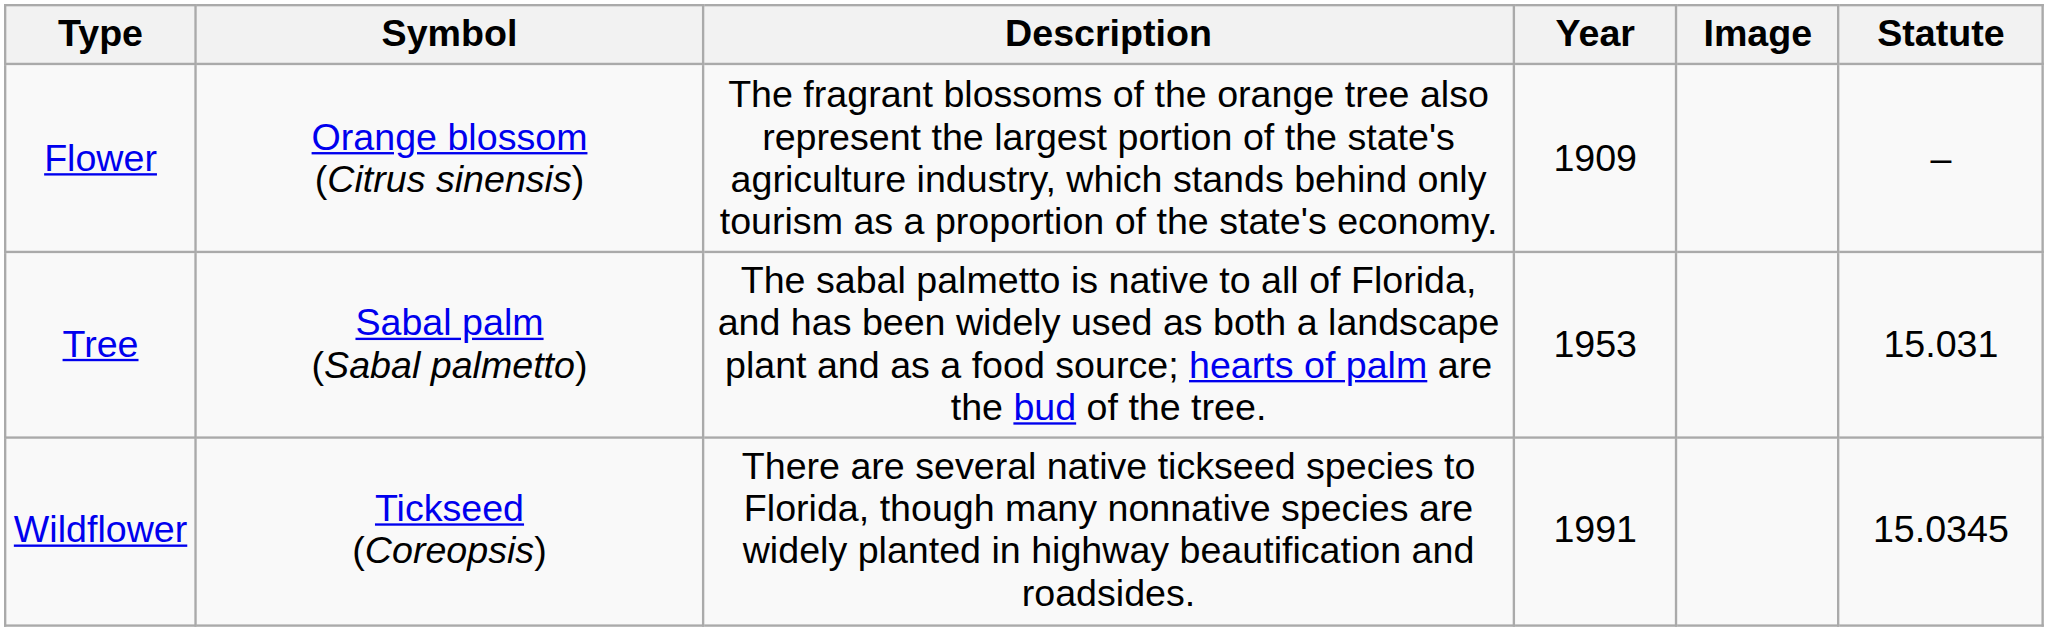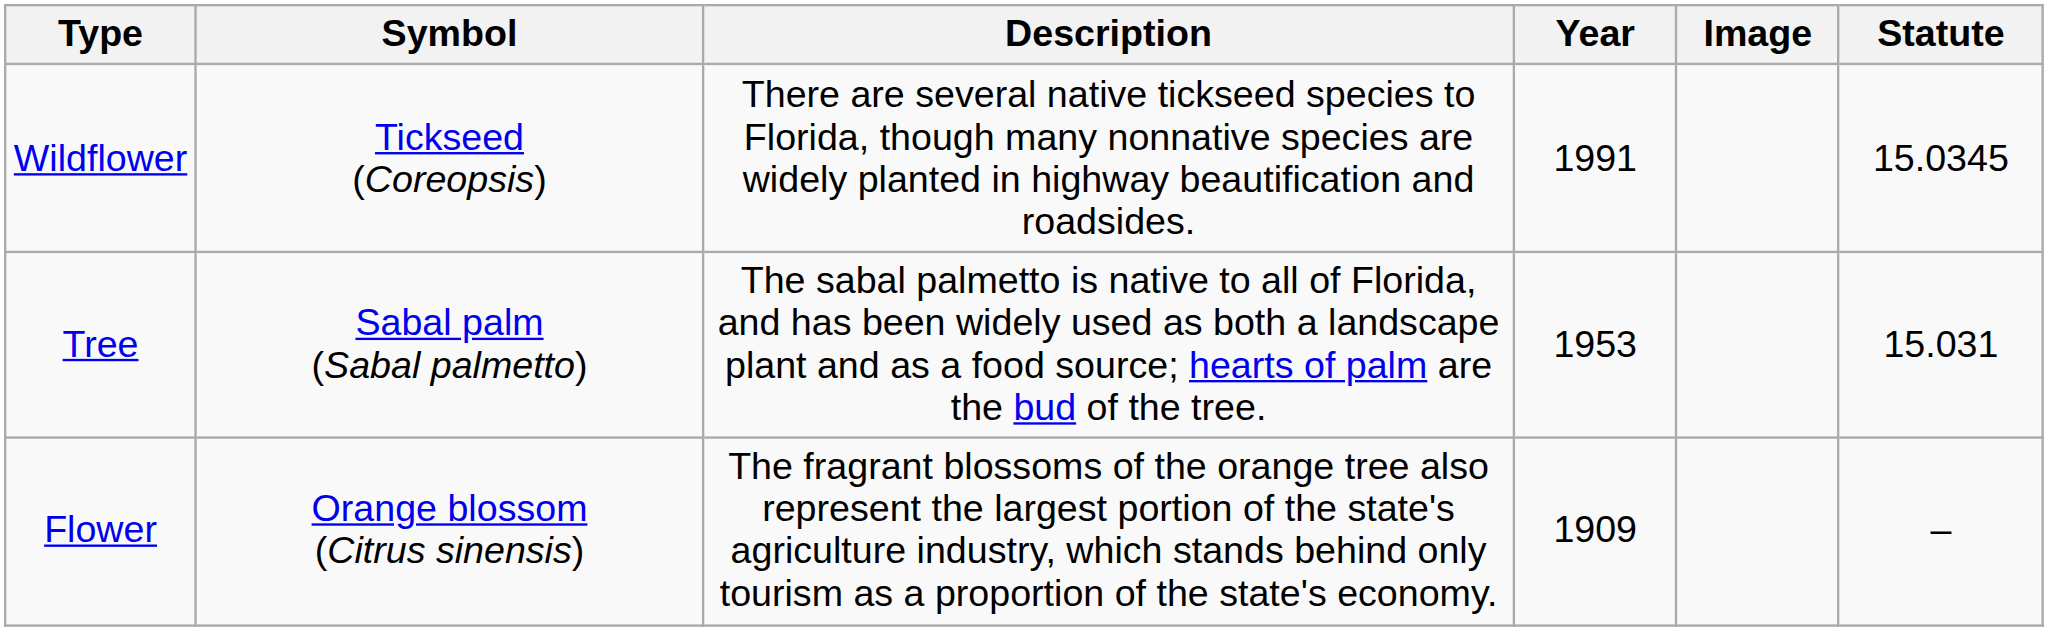rows swapped: (101, 157) <-> (101, 530)
